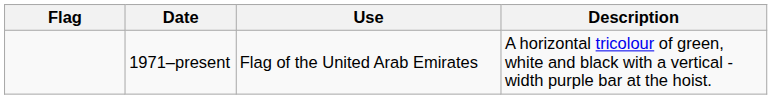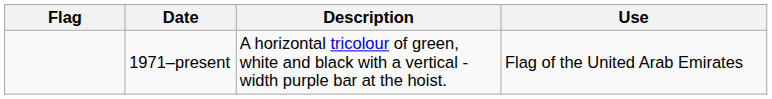columns swapped: (369, 17) <-> (634, 17)
